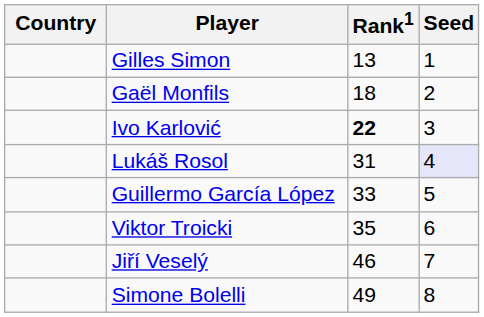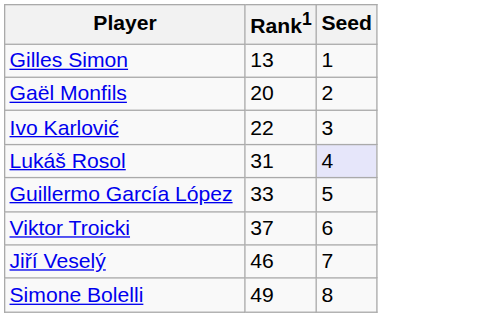- column: (56, 24)
(364, 93) 18 -> (262, 93) 20
(364, 127) bold -> (262, 127) normal
(364, 227) 35 -> (262, 227) 37
